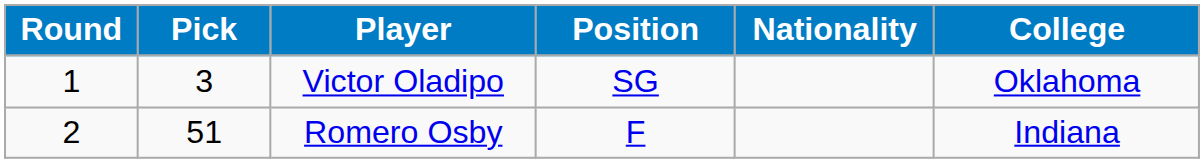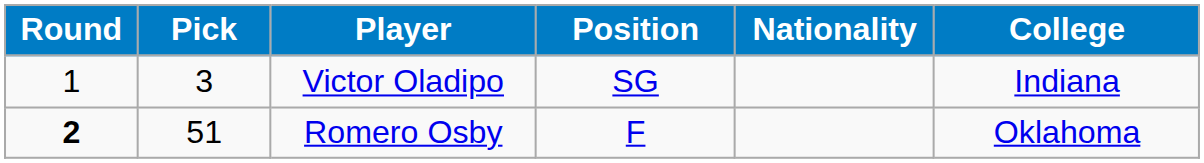(1067, 81) Oklahoma -> (1067, 81) Indiana
(71, 132) normal -> (71, 132) bold
(1067, 132) Indiana -> (1067, 132) Oklahoma
